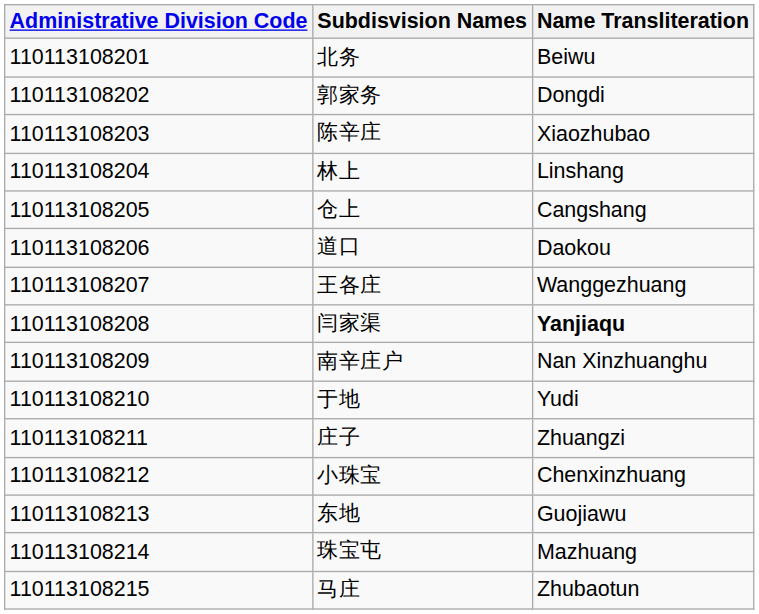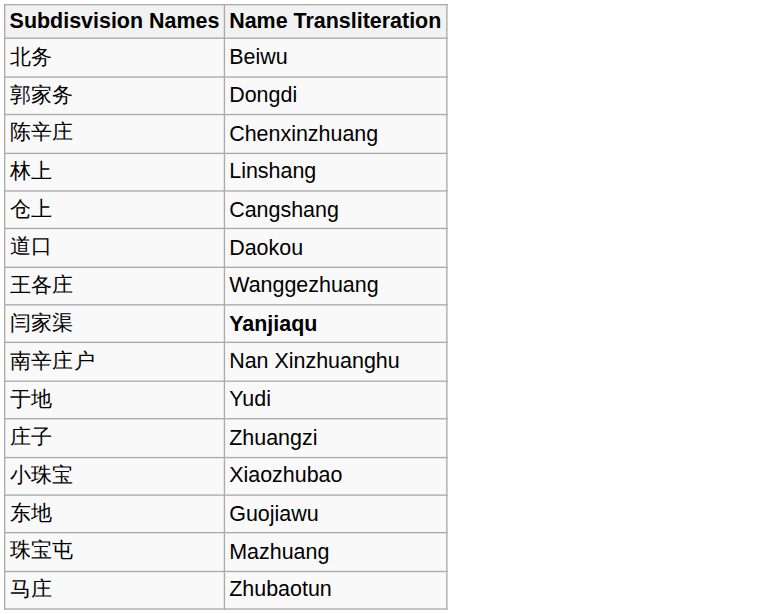- column: (159, 21)
(594, 133) Xiaozhubao -> (304, 133) Chenxinzhuang
(611, 475) Chenxinzhuang -> (286, 475) Xiaozhubao
